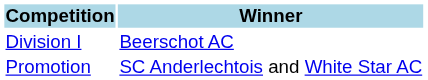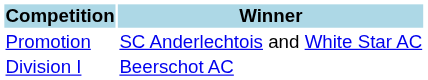rows swapped: (43, 41) <-> (48, 67)
